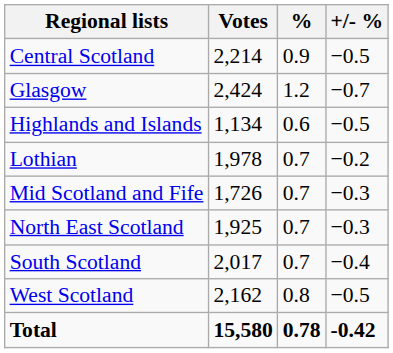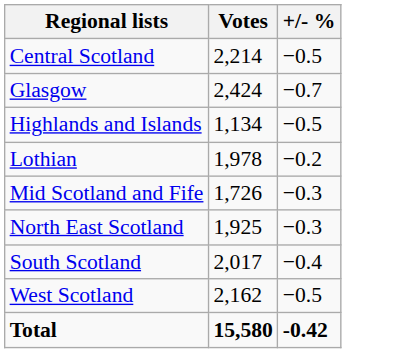- column: (302, 21)
